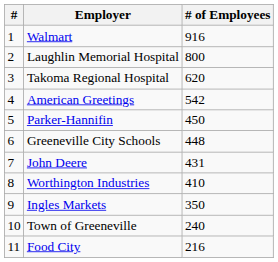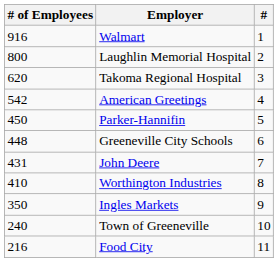columns swapped: (14, 15) <-> (228, 15)
